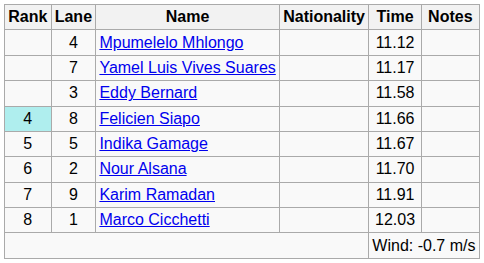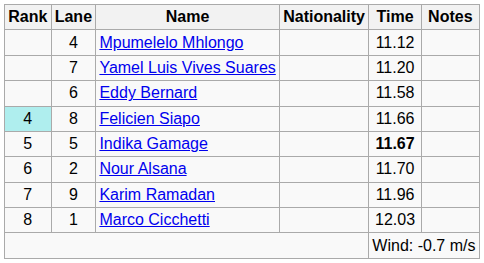(395, 67) 11.17 -> (395, 67) 11.20
(73, 93) 3 -> (73, 93) 6
(395, 144) normal -> (395, 144) bold
(395, 194) 11.91 -> (395, 194) 11.96
